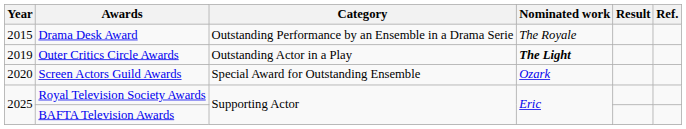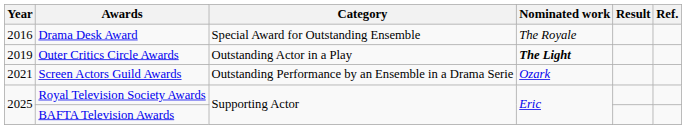(20, 34) 2015 -> (20, 34) 2016
(362, 34) Outstanding Performance by an Ensemble in a Drama Serie -> (316, 34) Special Award for Outstanding Ensemble
(20, 74) 2020 -> (20, 74) 2021
(316, 74) Special Award for Outstanding Ensemble -> (362, 74) Outstanding Performance by an Ensemble in a Drama Serie
